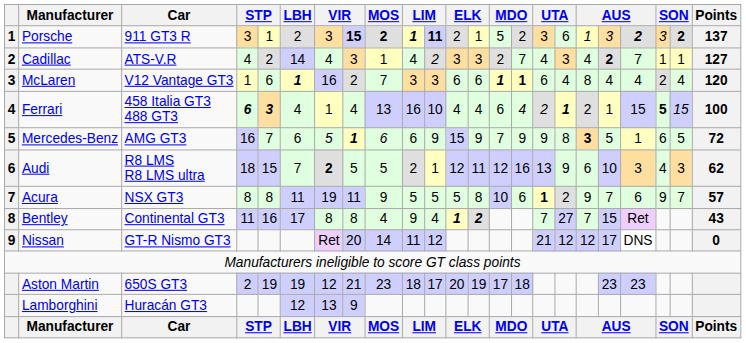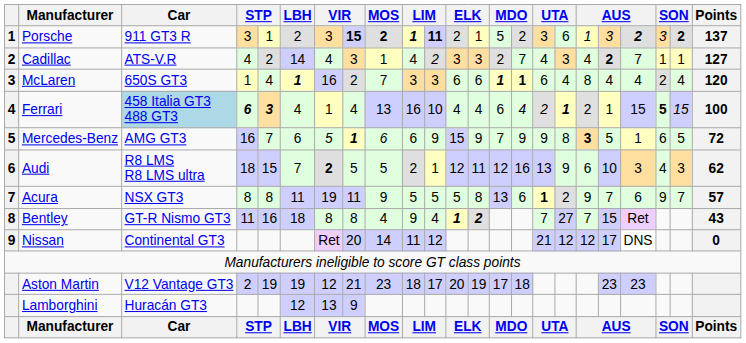(179, 80) V12 Vantage GT3 -> (156, 80) 650S GT3
(269, 80) 6 -> (269, 80) 4
(168, 109) no background -> (168, 109) lightblue background
(500, 197) 10 -> (500, 197) 13
(175, 218) Continental GT3 -> (178, 218) GT-R Nismo GT3
(298, 218) 17 -> (298, 218) 18
(178, 240) GT-R Nismo GT3 -> (175, 240) Continental GT3
(156, 283) 650S GT3 -> (179, 283) V12 Vantage GT3
